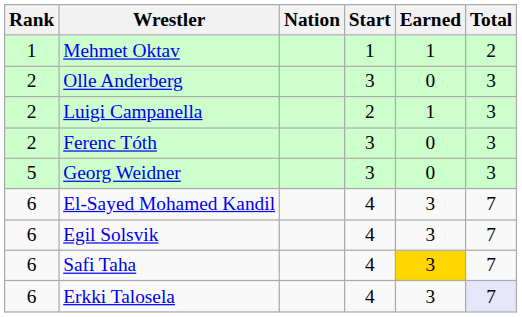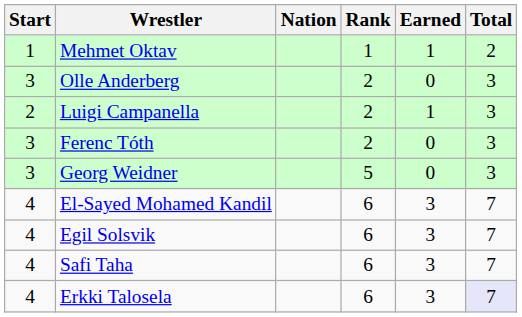columns swapped: (32, 19) <-> (370, 19)
(430, 265) gold background -> (430, 265) no background
